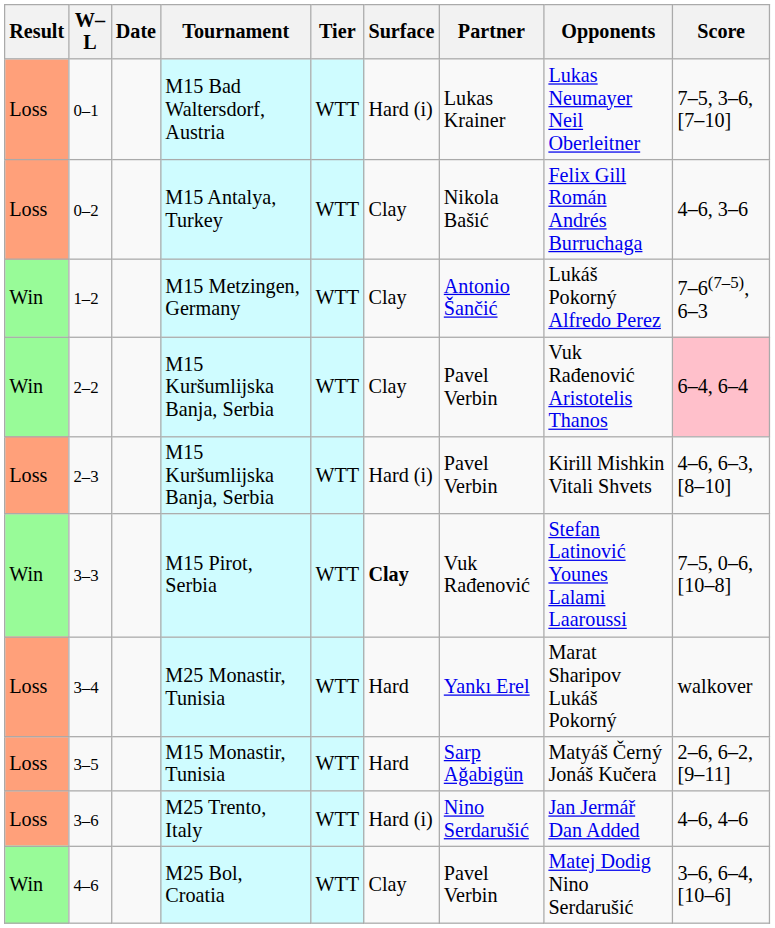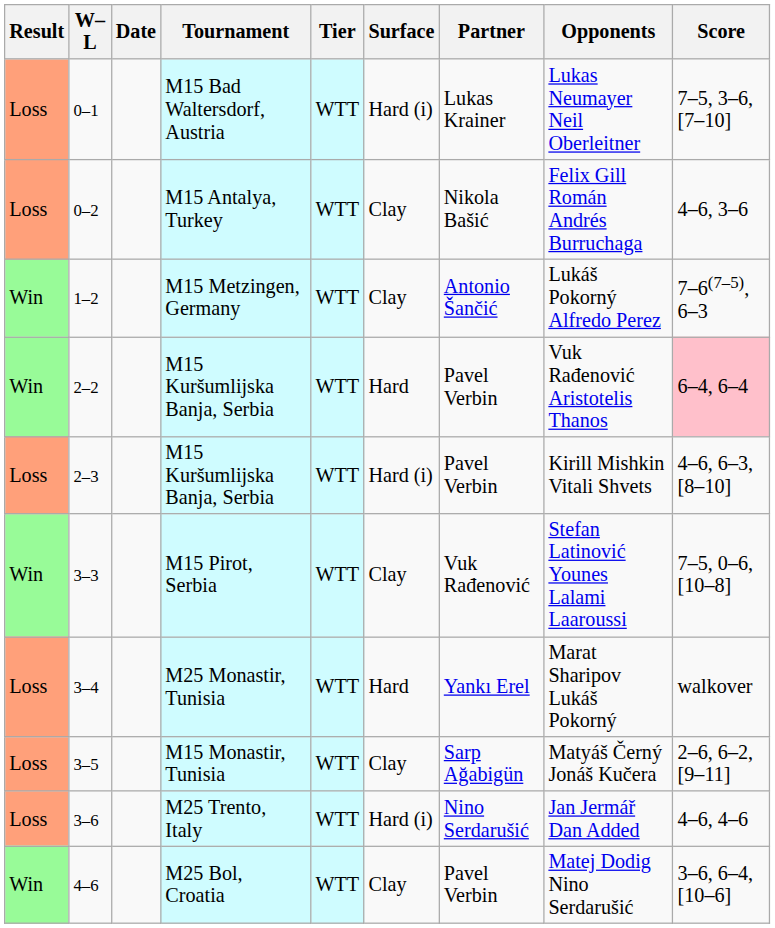(387, 386) Clay -> (389, 386) Hard
(389, 575) bold -> (387, 575) normal
(389, 763) Hard -> (387, 763) Clay
